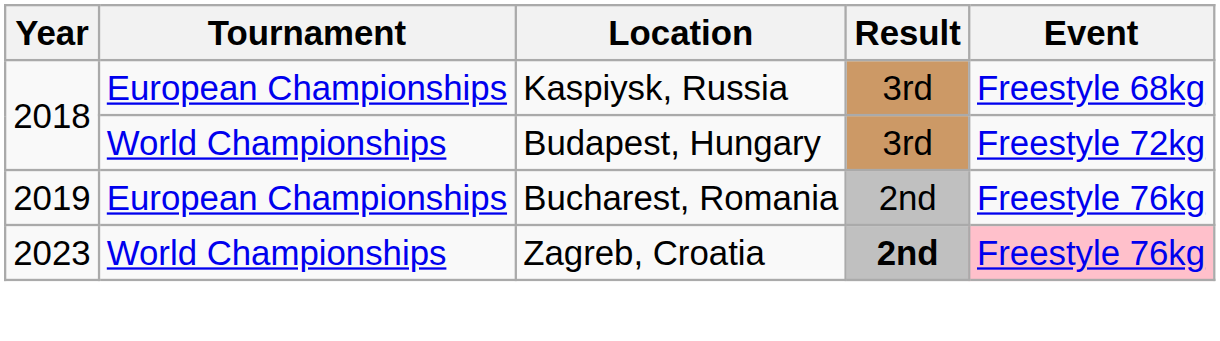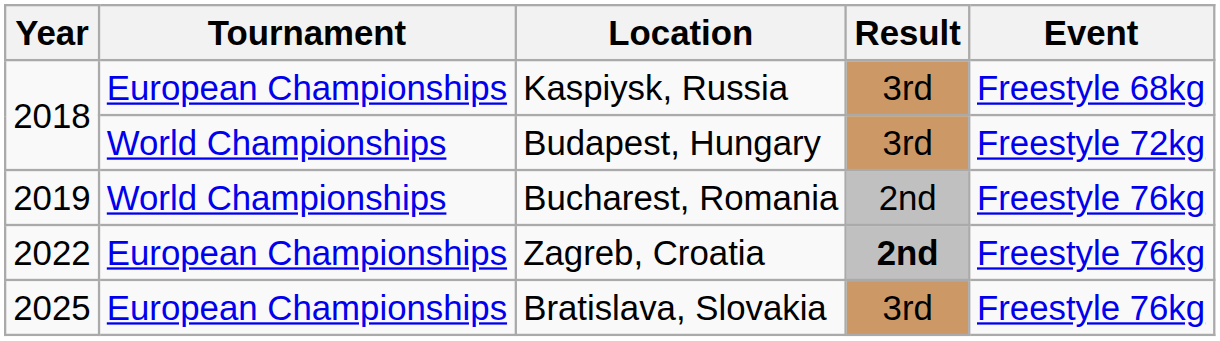(307, 198) European Championships -> (277, 198) World Championships
(52, 253) 2023 -> (52, 253) 2022
(277, 253) World Championships -> (307, 253) European Championships
(1091, 253) pink background -> (1091, 253) no background
+ row: (675, 308)
